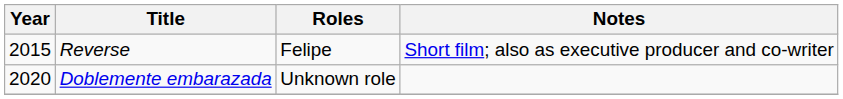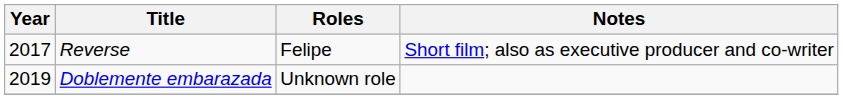(30, 49) 2015 -> (30, 49) 2017
(30, 79) 2020 -> (30, 79) 2019
